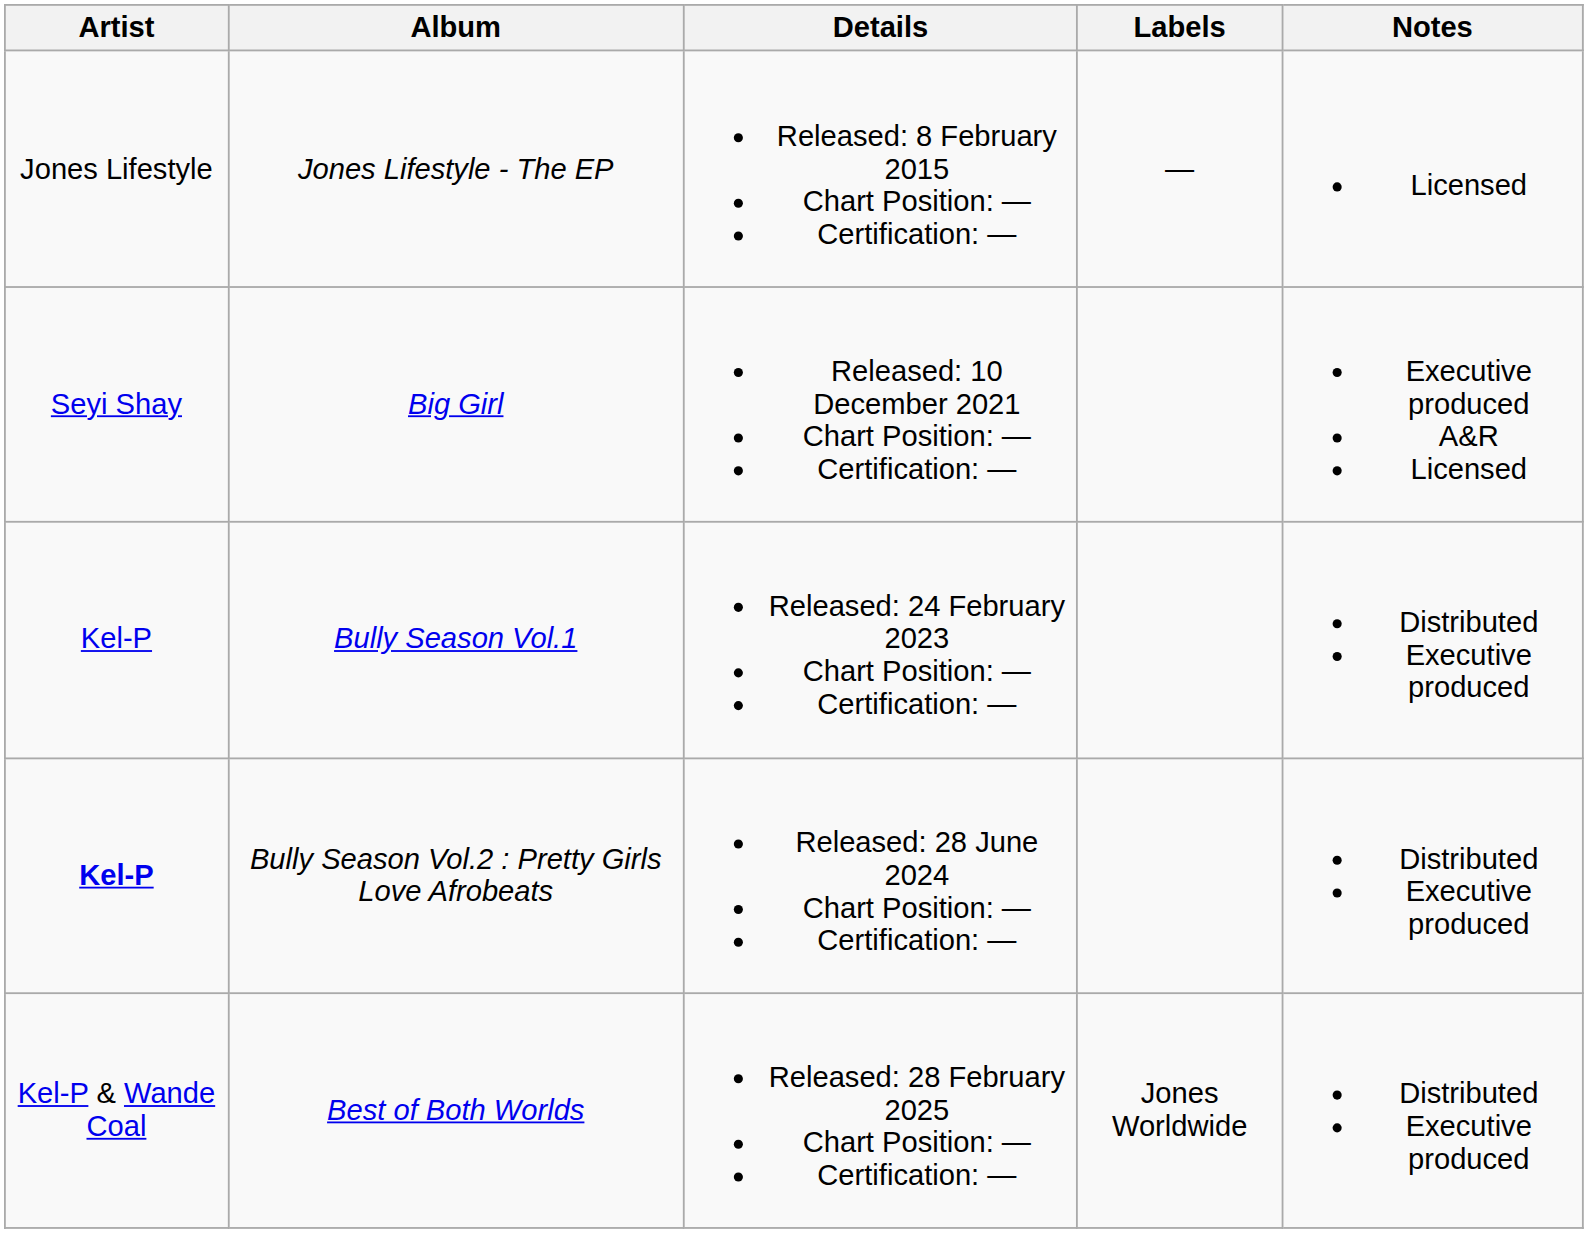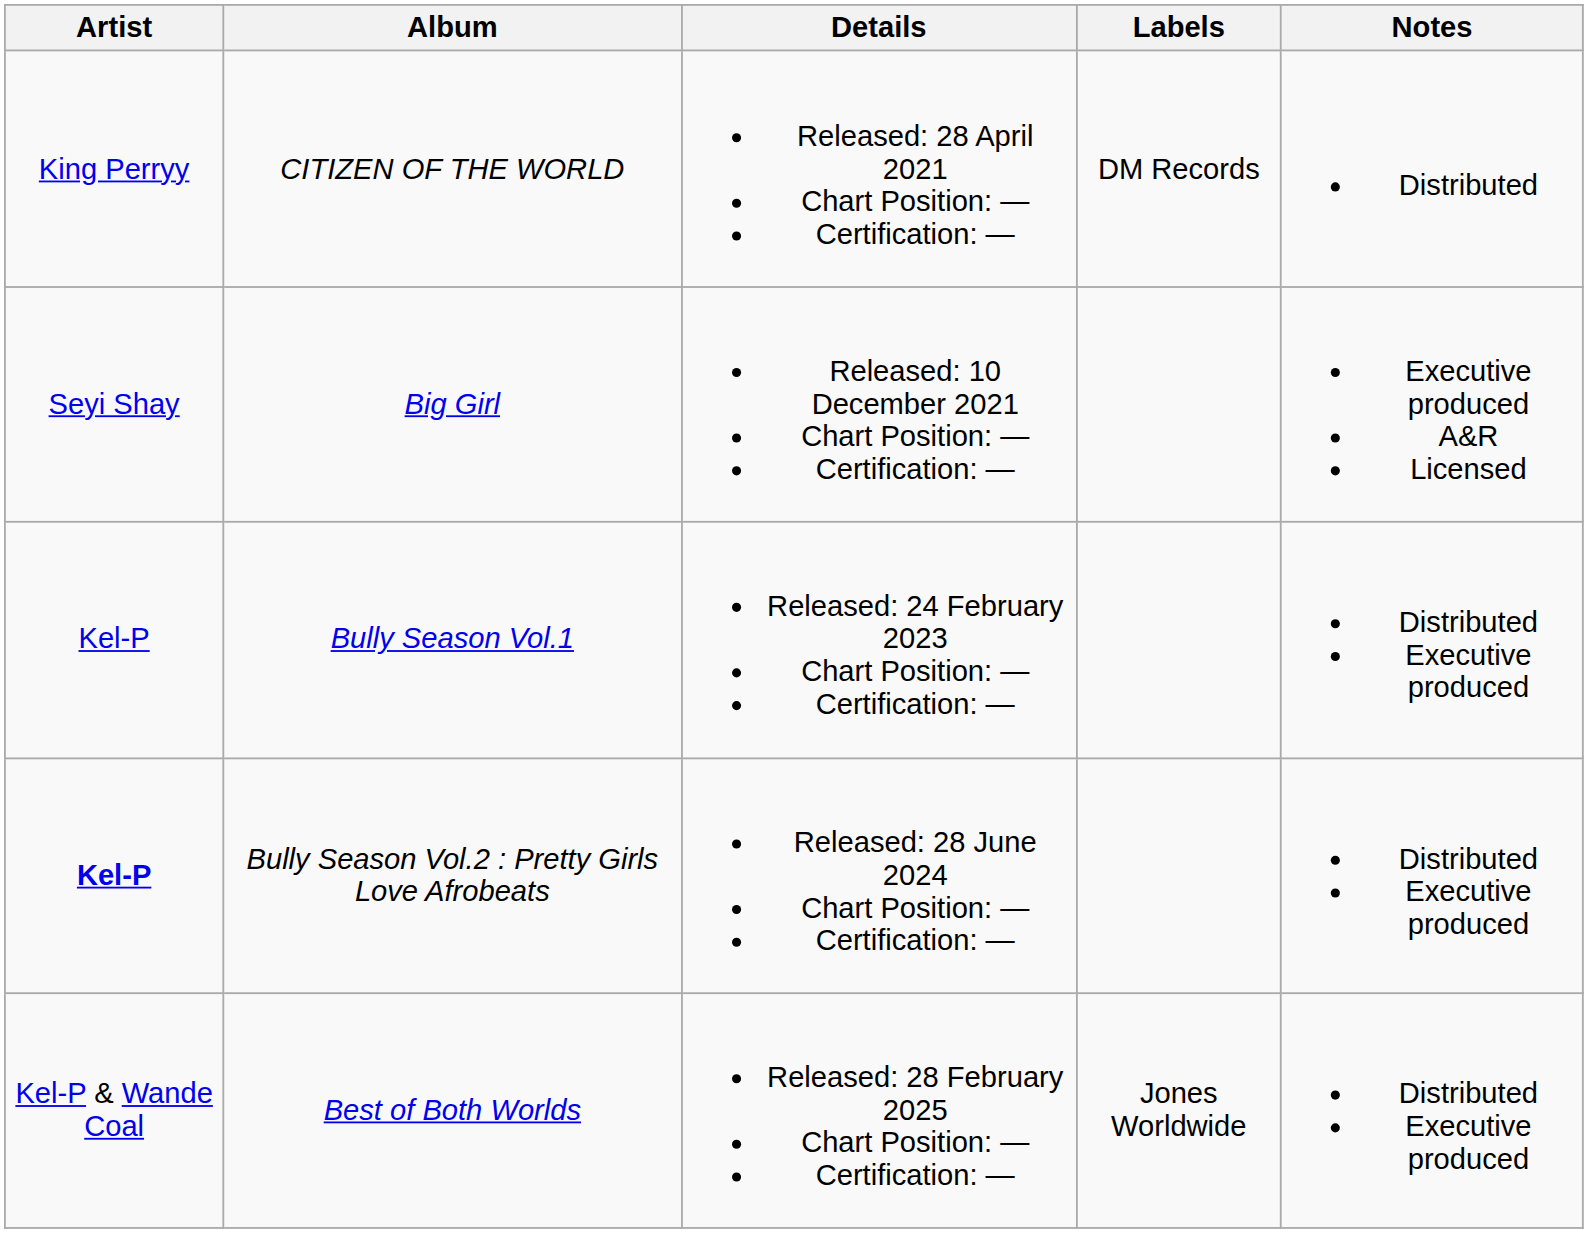- row: (456, 168)
+ row: (452, 168)
